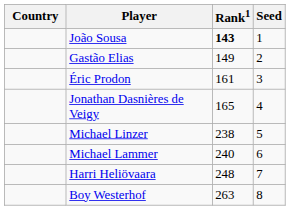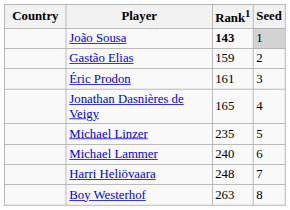(259, 38) no background -> (259, 38) lightgrey background
(225, 58) 149 -> (225, 58) 159
(225, 134) 238 -> (225, 134) 235
